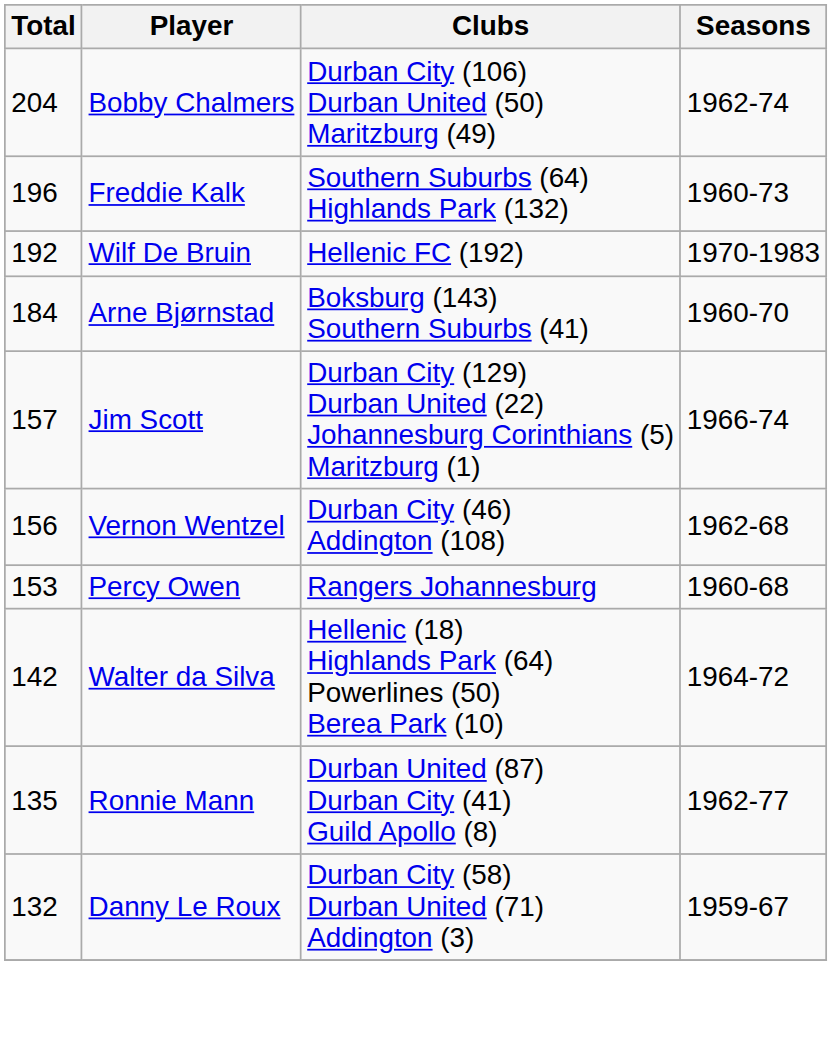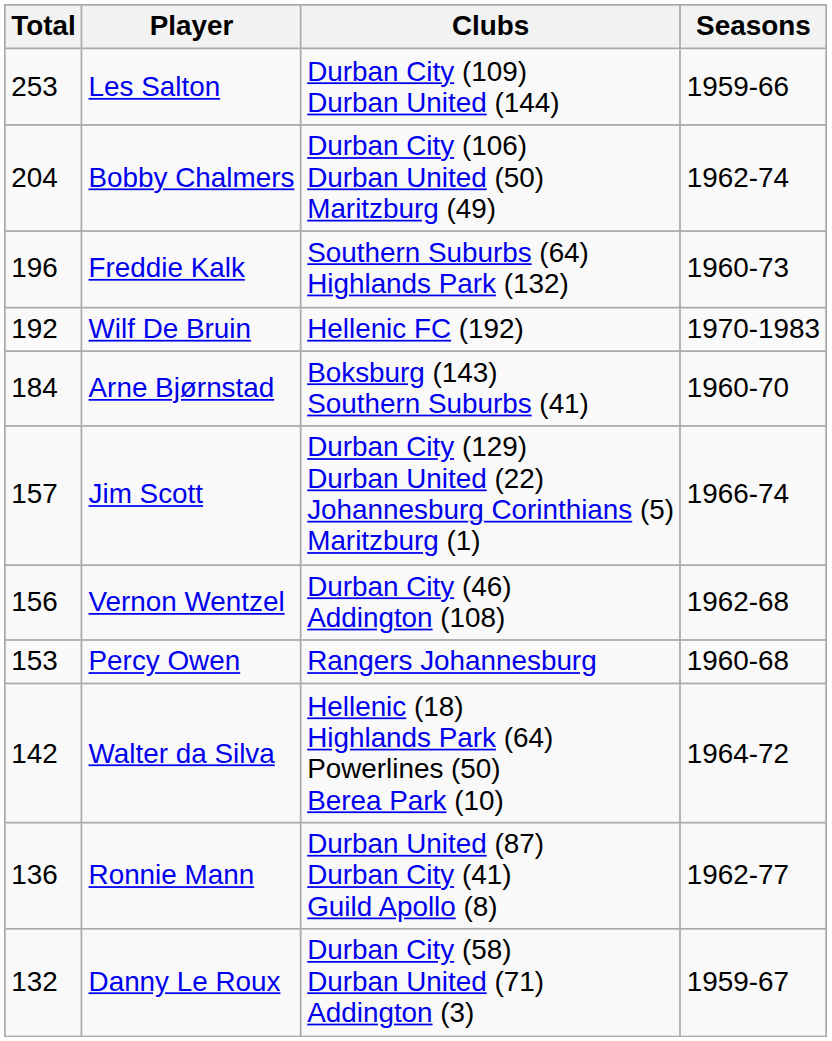+ row: (154, 86)
(35, 799) 135 -> (35, 875) 136
